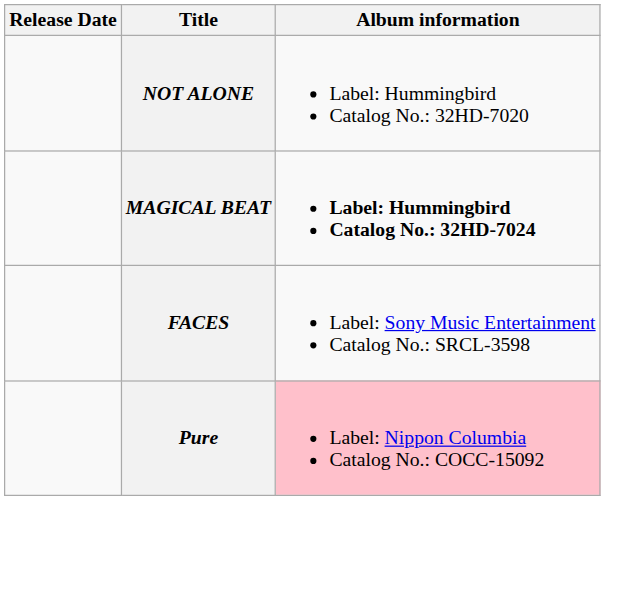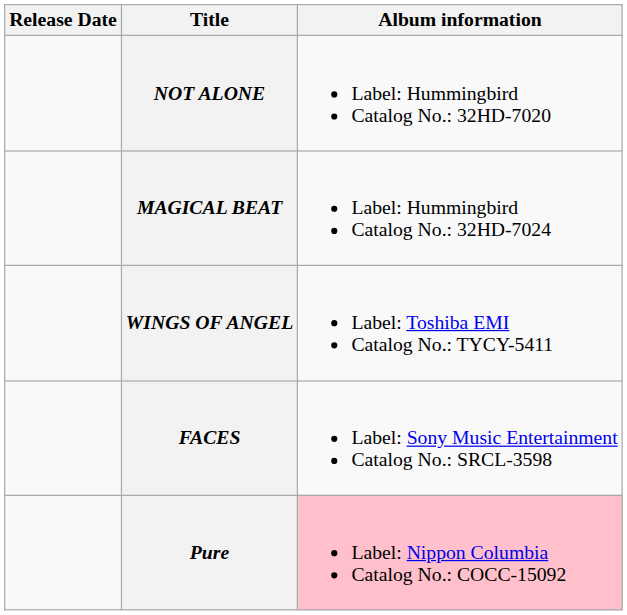(438, 219) bold -> (460, 219) normal
+ row: (210, 322)
